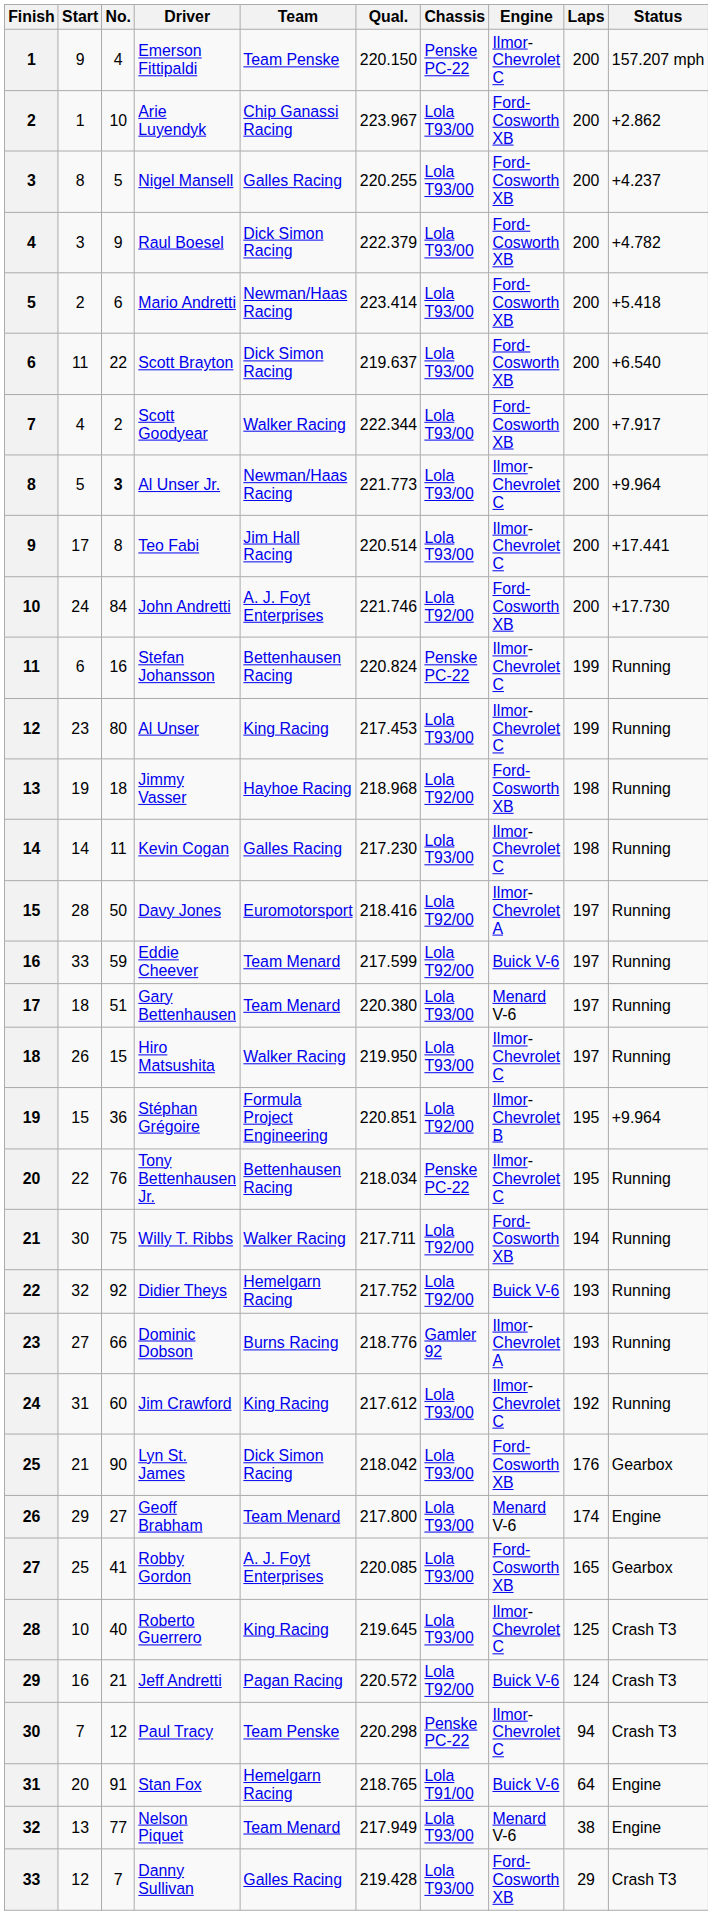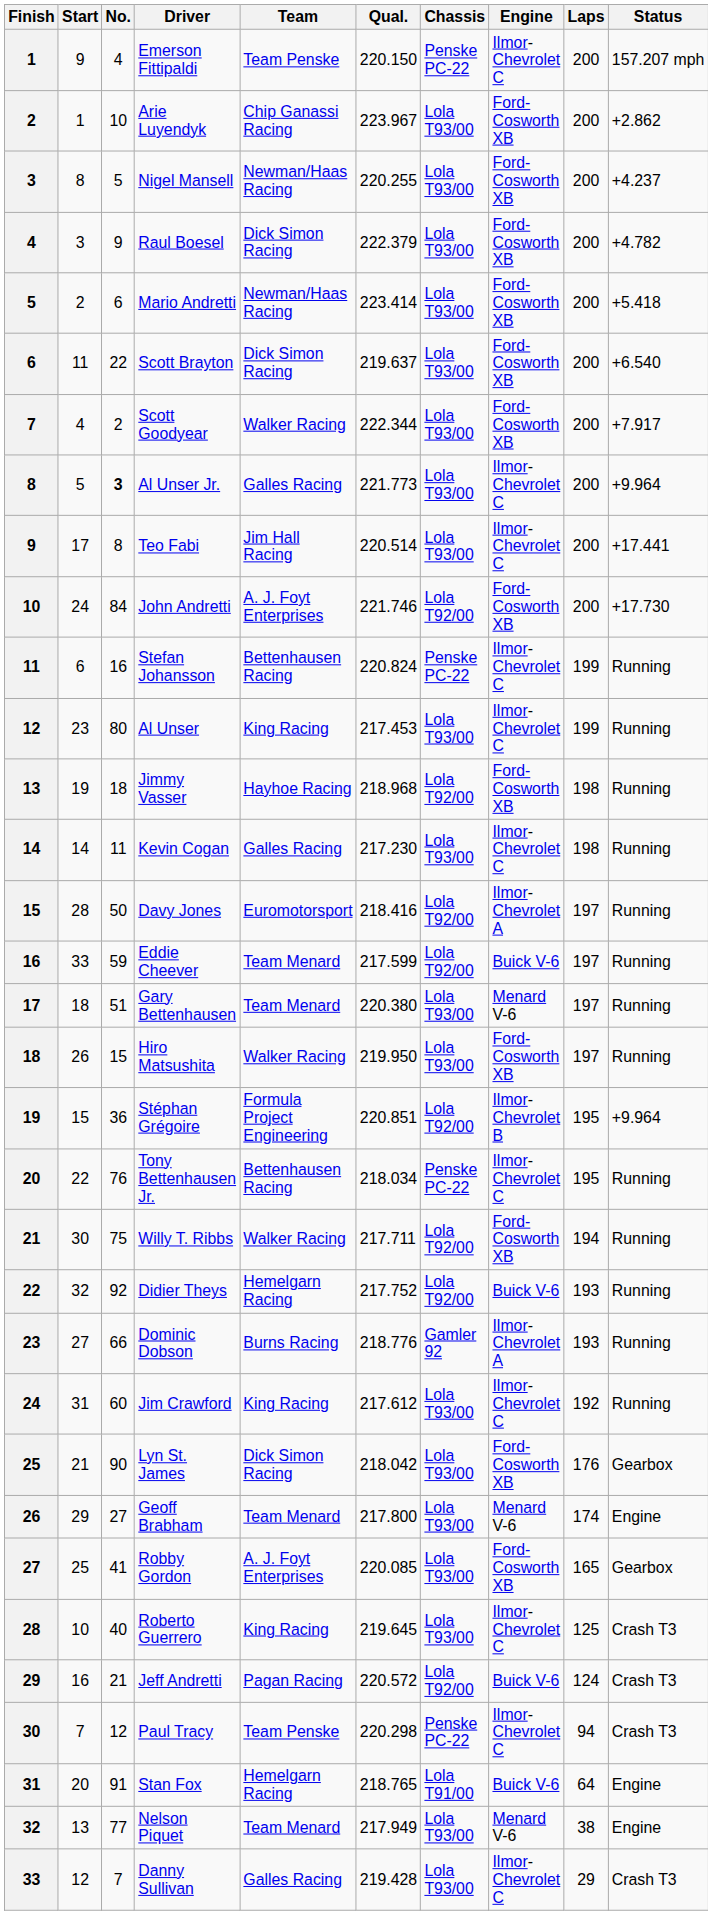(293, 181) Galles Racing -> (295, 181) Newman/Haas Racing
(295, 485) Newman/Haas Racing -> (293, 485) Galles Racing
(526, 1057) Ilmor-Chevrolet C -> (526, 1057) Ford-Cosworth XB
(526, 1879) Ford-Cosworth XB -> (526, 1879) Ilmor-Chevrolet C
